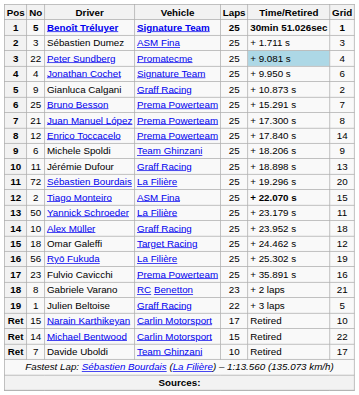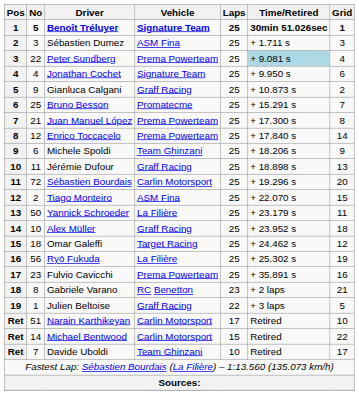(165, 58) Promatecme -> (178, 58) Prema Powerteam
(178, 104) Prema Powerteam -> (165, 104) Promatecme
(157, 181) La Filière -> (175, 181) Carlin Motorsport
(273, 197) bold -> (273, 197) normal
(36, 320) 15 -> (36, 320) 51
